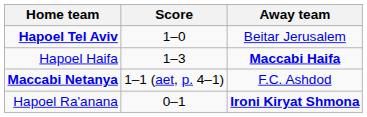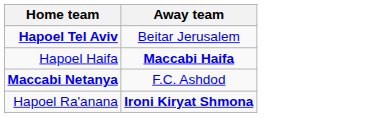- column: (174, 15)
